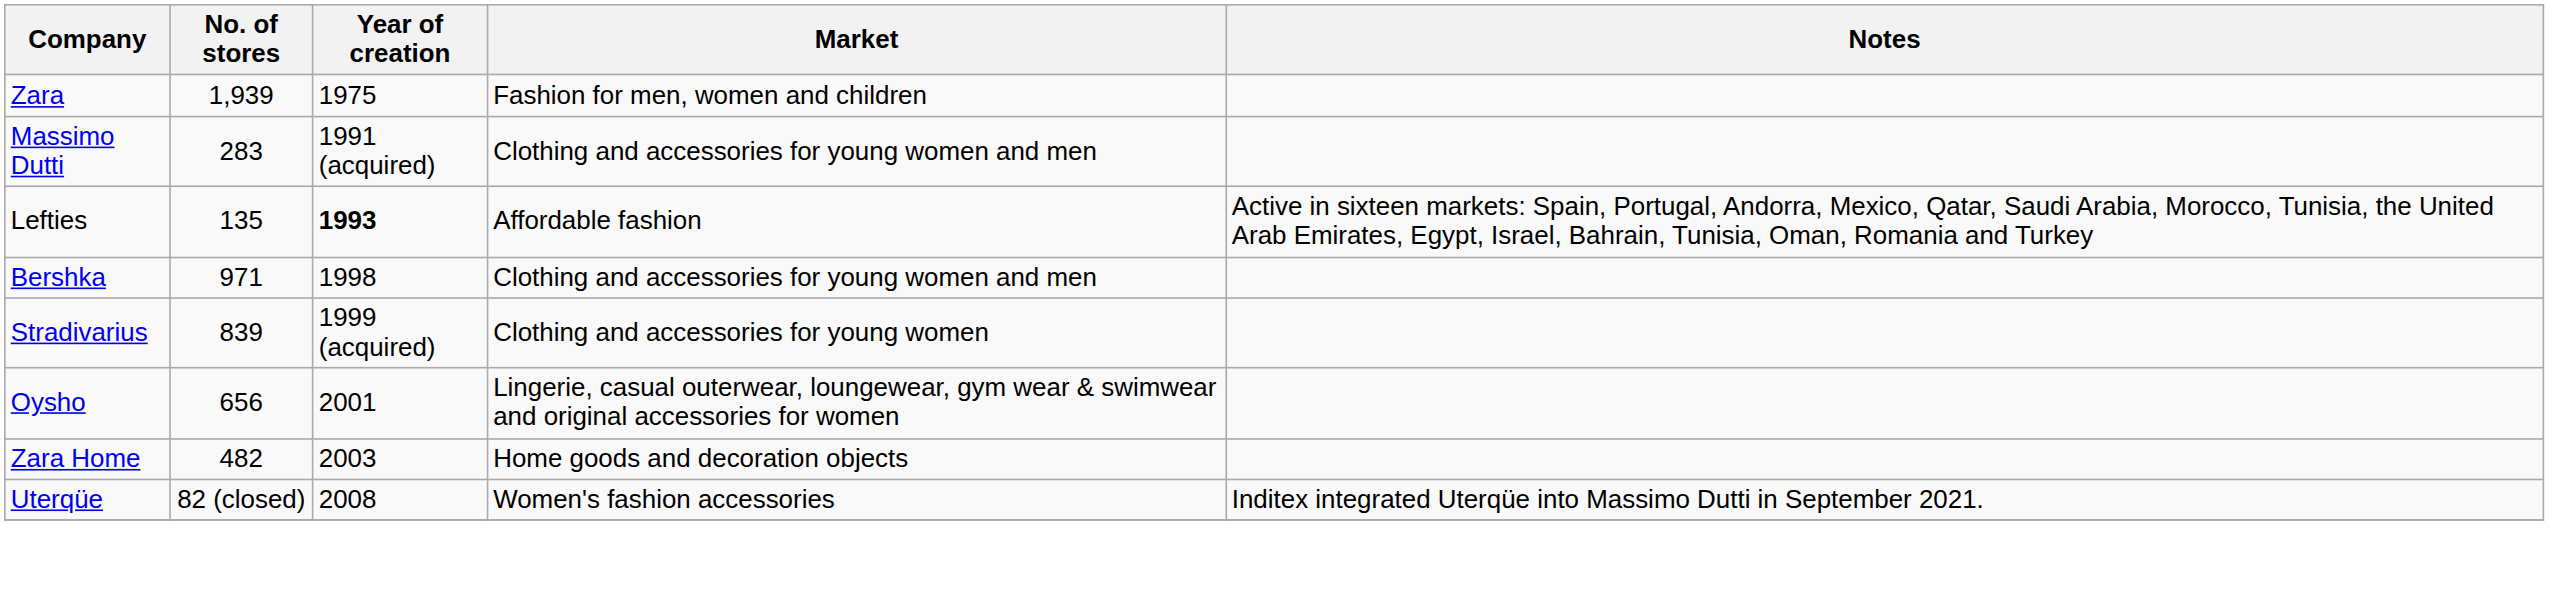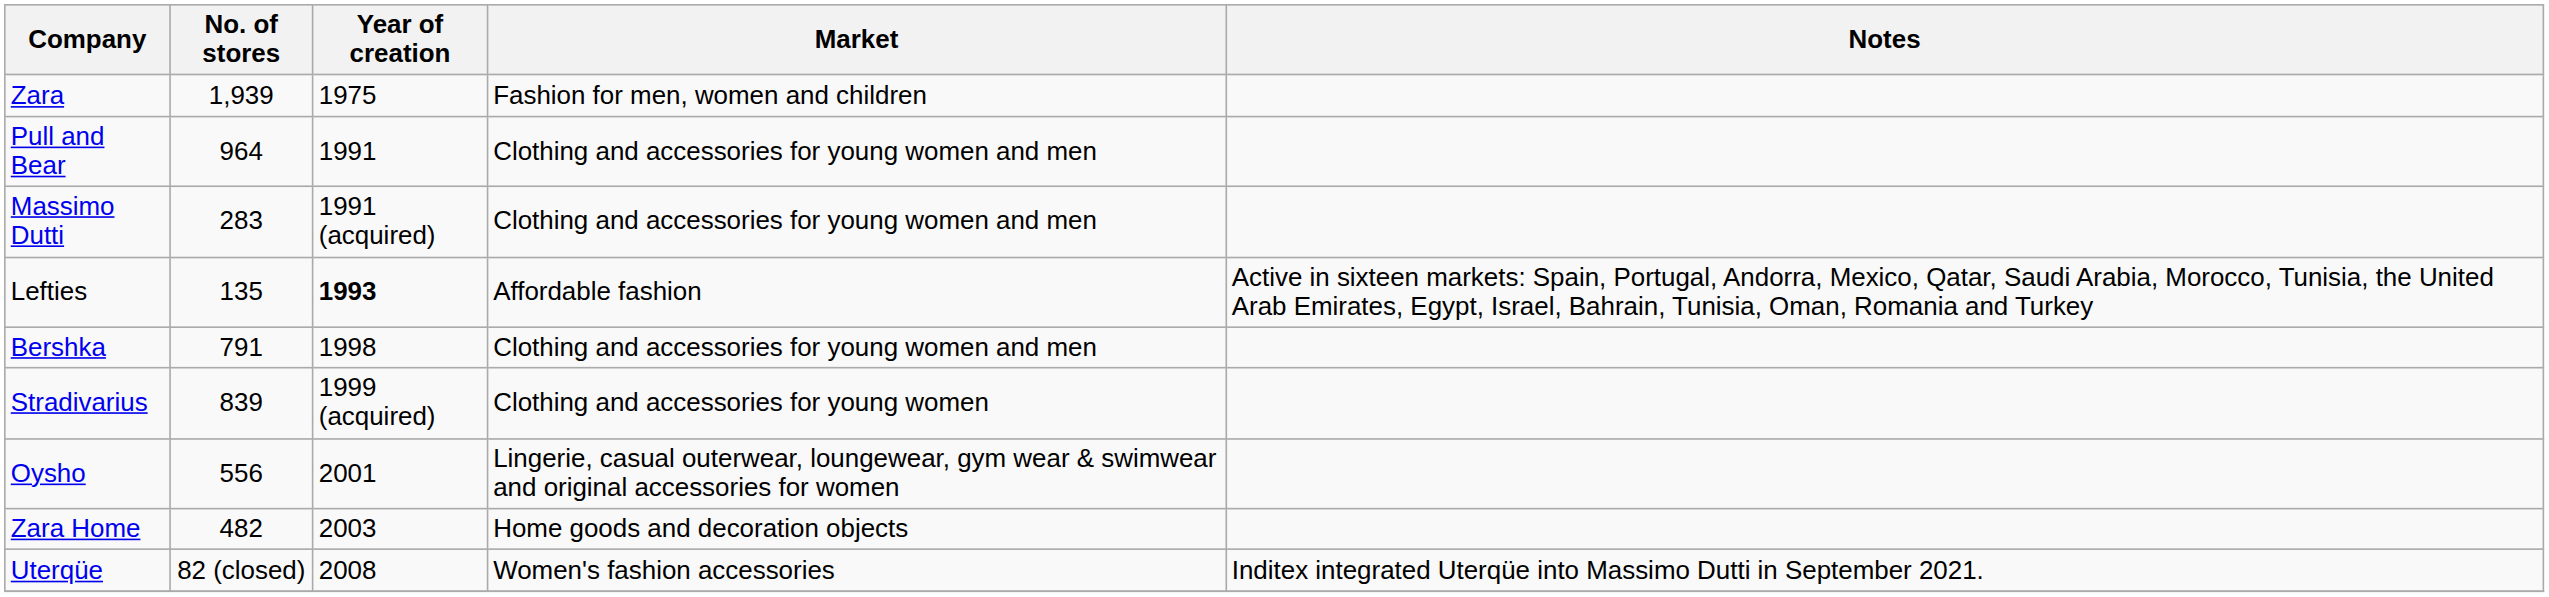+ row: (58, 151)
(241, 276) 971 -> (241, 347) 791
(241, 402) 656 -> (241, 473) 556
